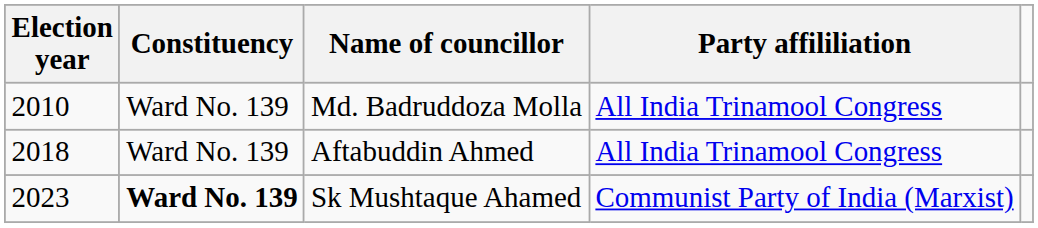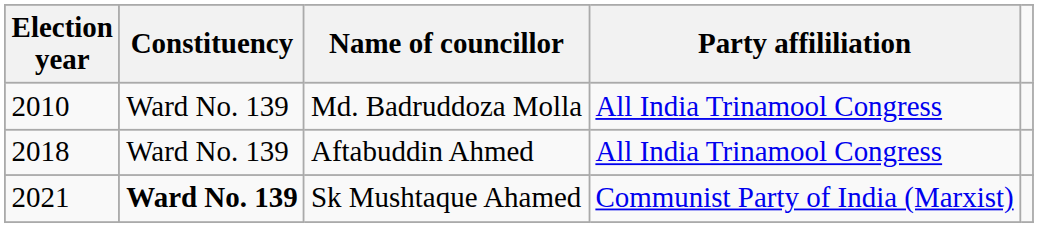(41, 197) 2023 -> (41, 197) 2021
